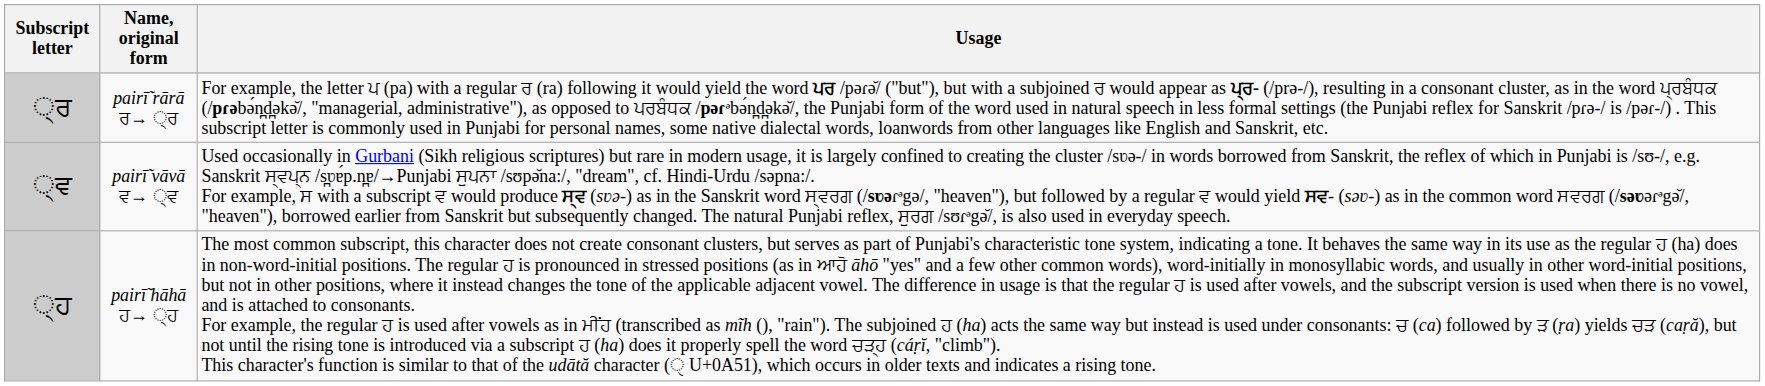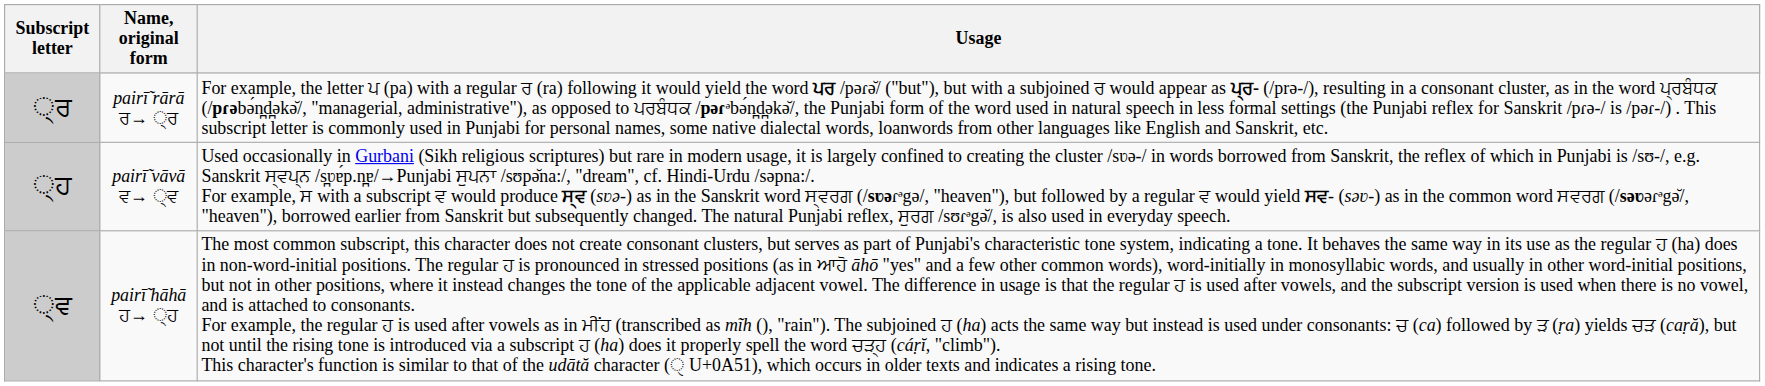(52, 186) ੍ਵ -> (52, 186) ੍ਹ
(52, 305) ੍ਹ -> (52, 305) ੍ਵ
